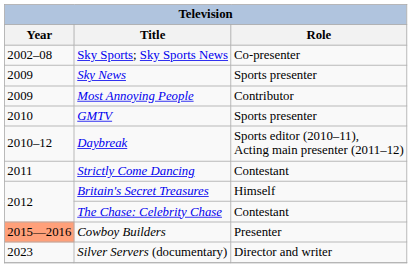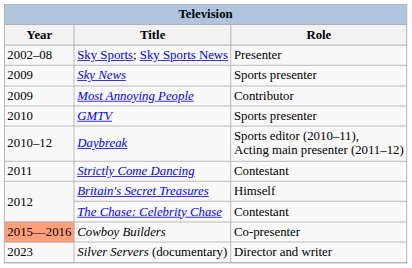(267, 55) Co-presenter -> (258, 55) Presenter
(258, 232) Presenter -> (267, 232) Co-presenter
